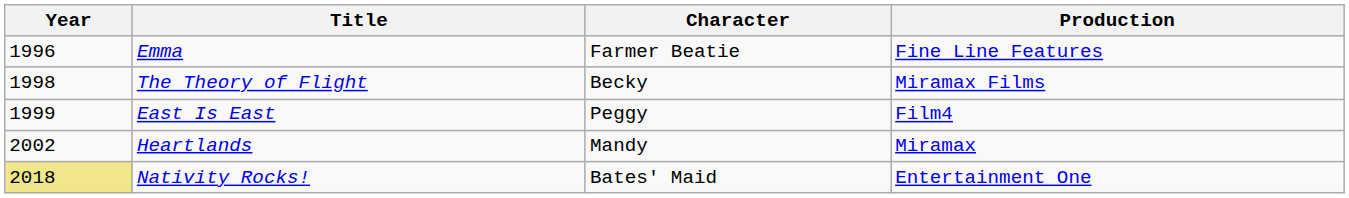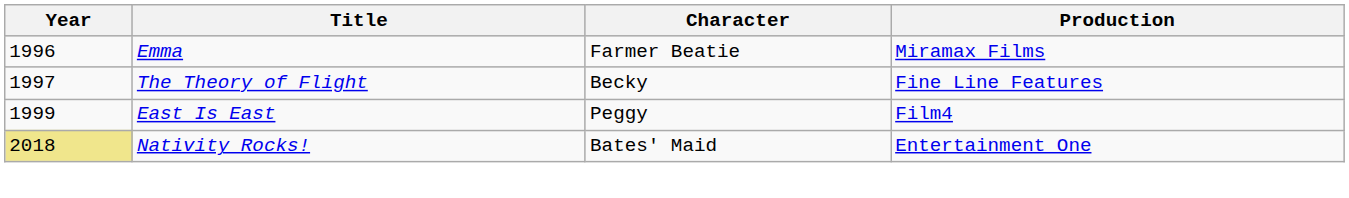(999, 52) Fine Line Features -> (970, 52) Miramax Films
(32, 83) 1998 -> (32, 83) 1997
(970, 83) Miramax Films -> (999, 83) Fine Line Features
- row: (195, 146)
